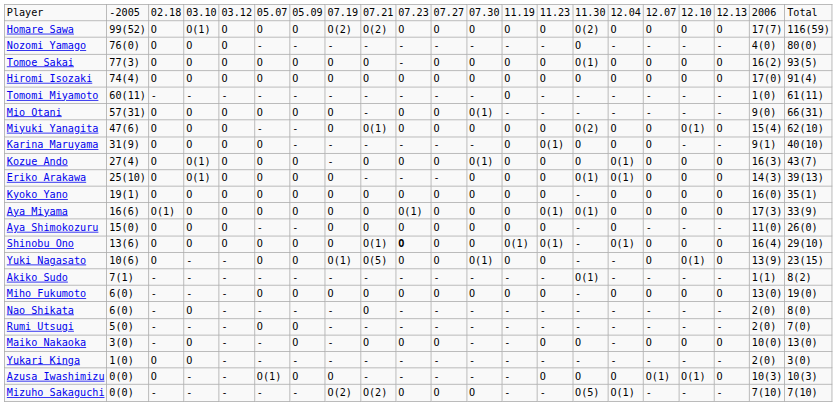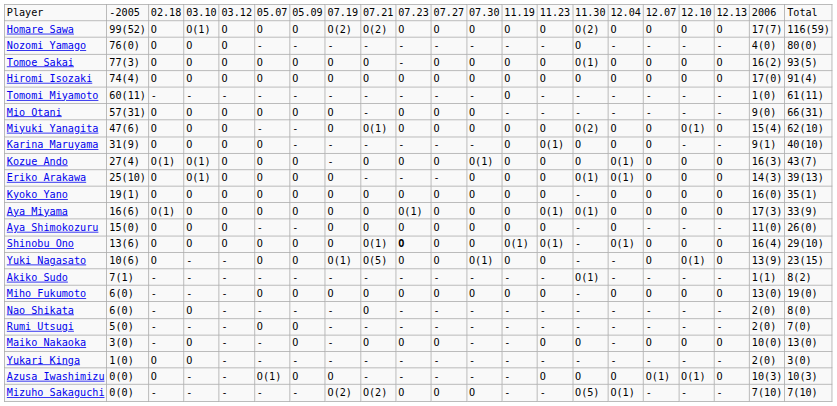(481, 112) O(1) -> (472, 112) O
(154, 161) O -> (163, 161) O(1)
